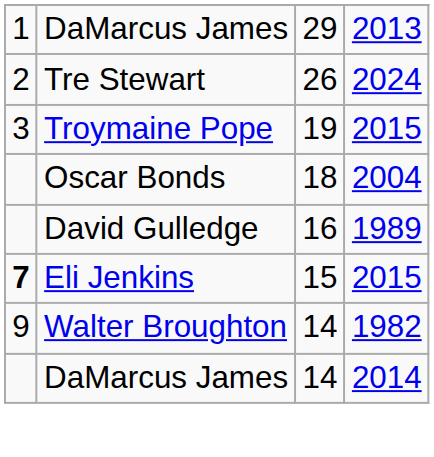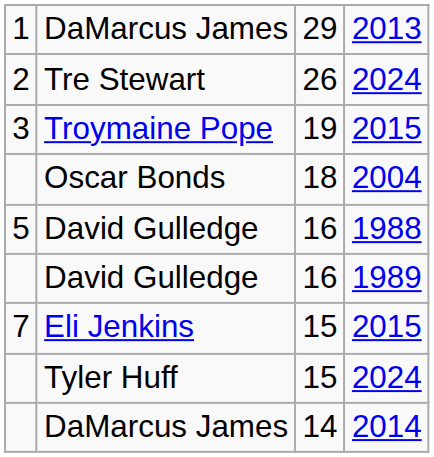+ row: (151, 228)
(21, 278) bold -> (21, 327) normal
+ row: (111, 377)
- row: (166, 327)
